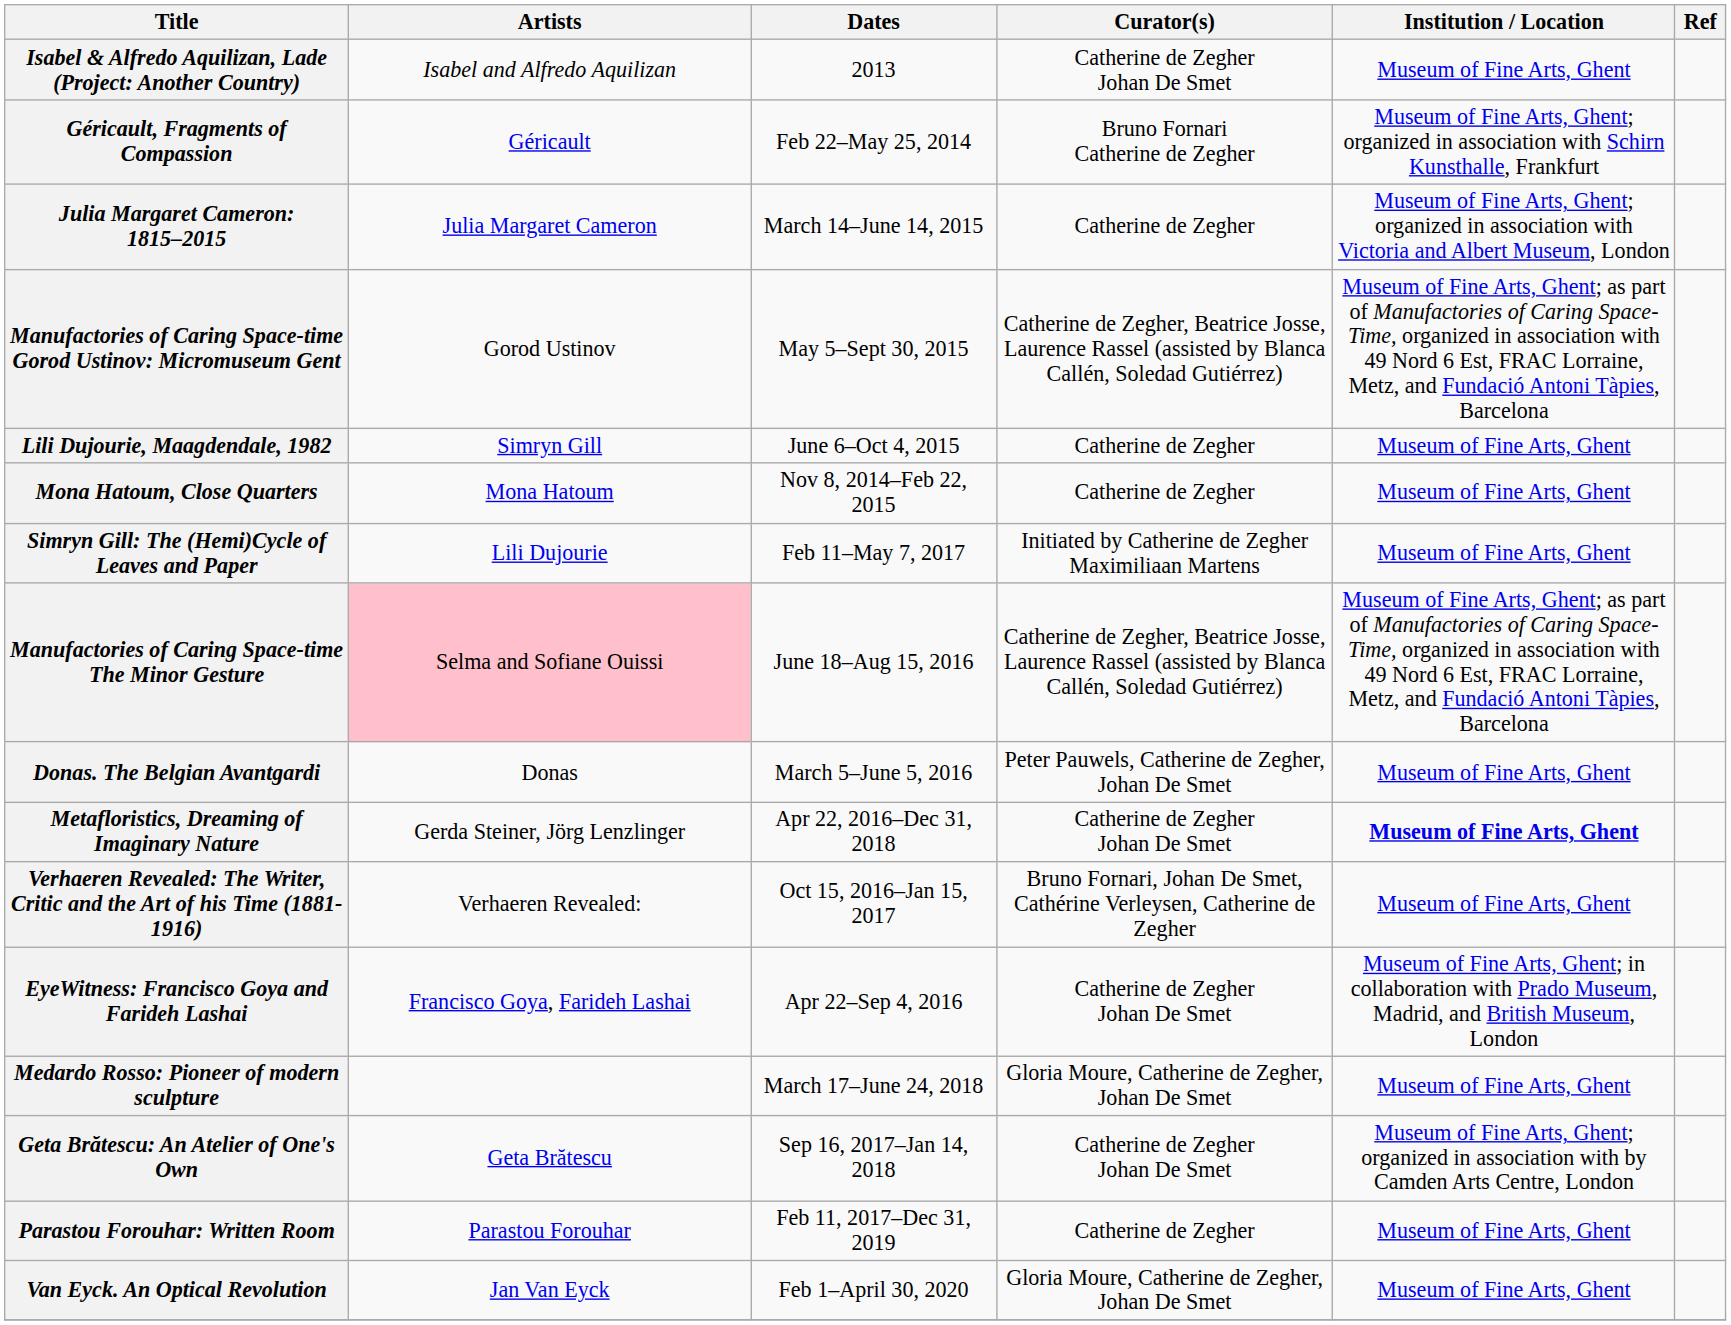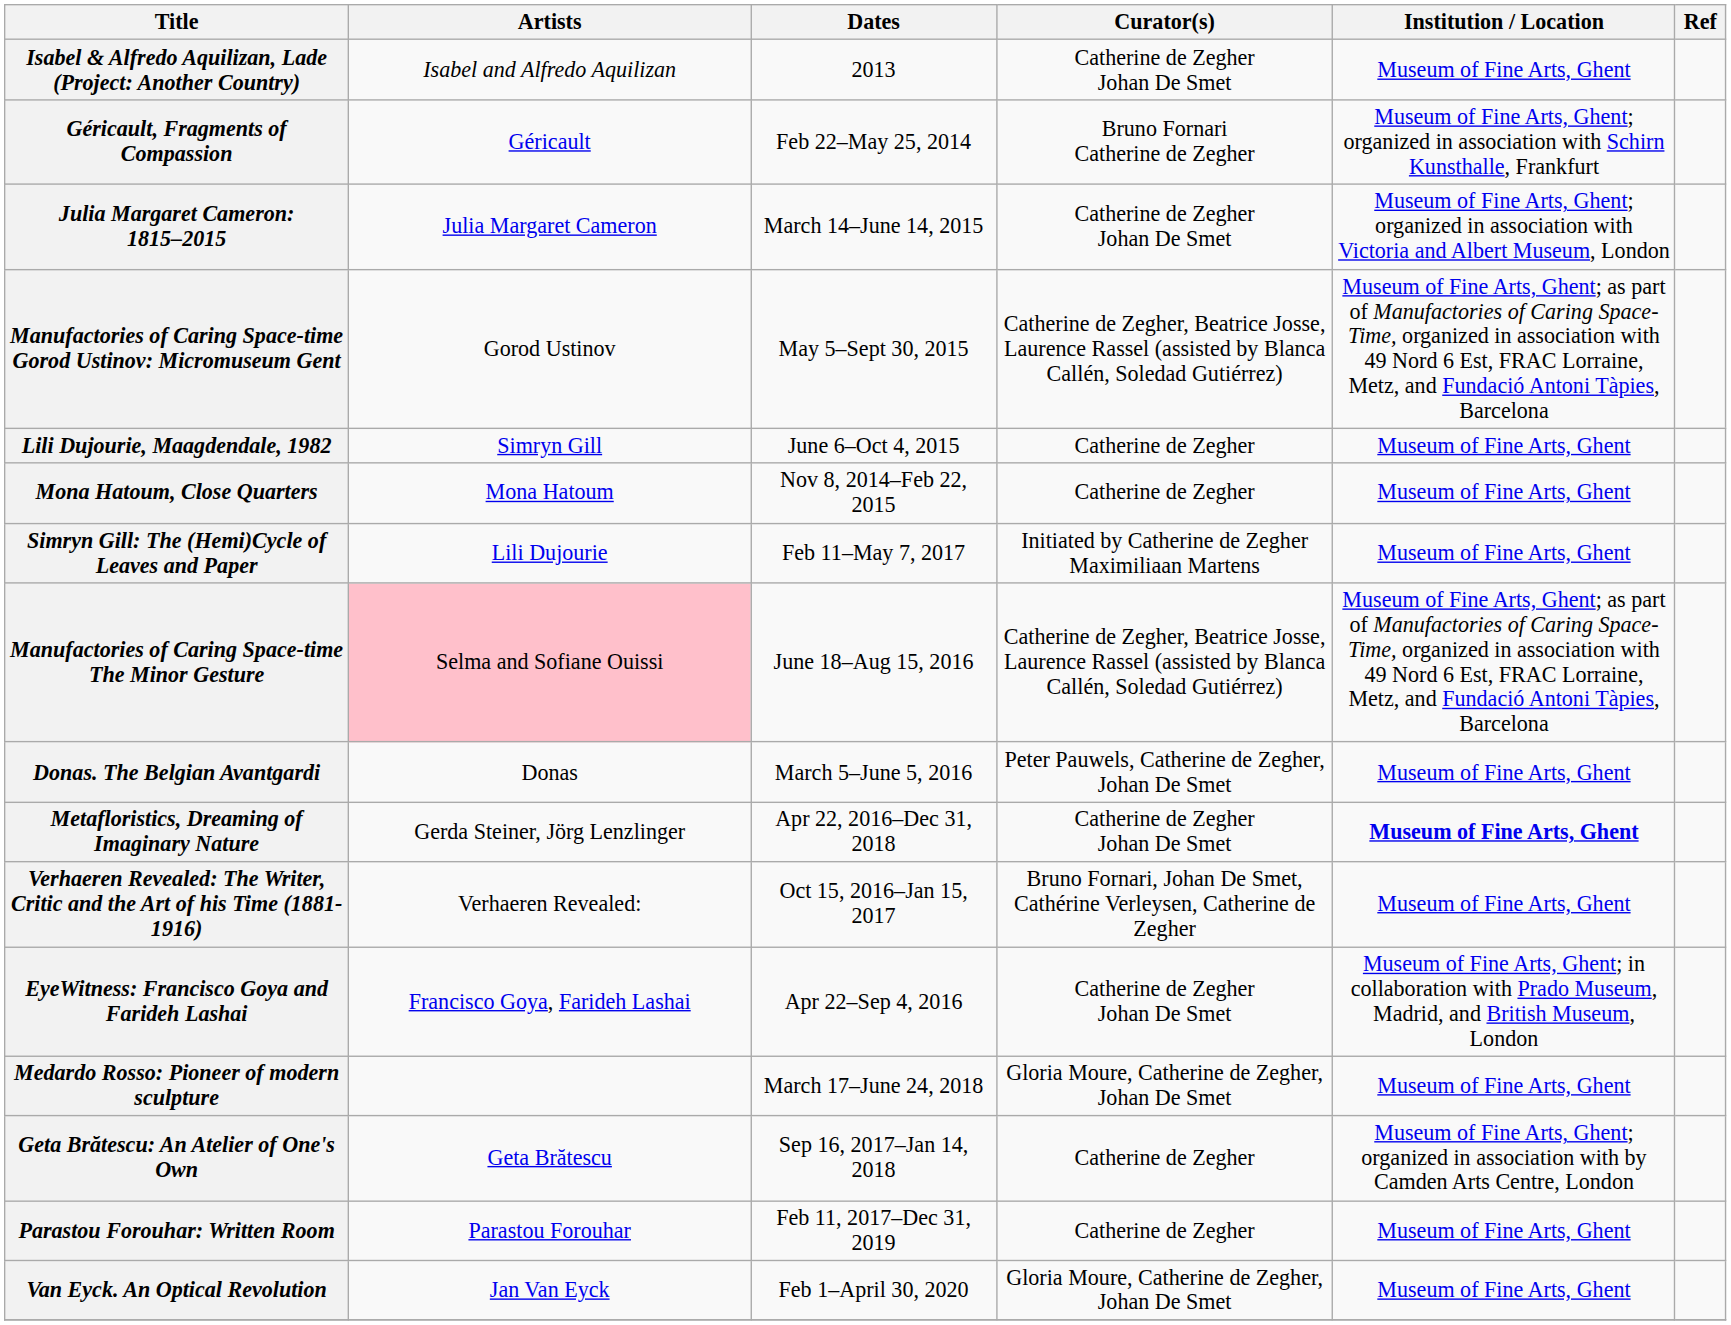(1165, 226) Catherine de Zegher -> (1165, 226) Catherine de Zegher Johan De Smet
(1165, 1158) Catherine de Zegher Johan De Smet -> (1165, 1158) Catherine de Zegher
